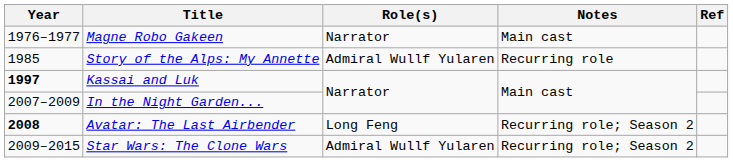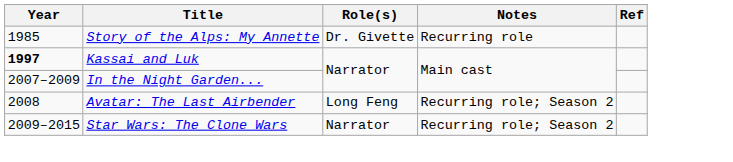- row: (155, 37)
(410, 59) Admiral Wullf Yularen -> (370, 37) Dr. Givette
(24, 125) bold -> (24, 103) normal
(410, 146) Admiral Wullf Yularen -> (358, 125) Narrator
